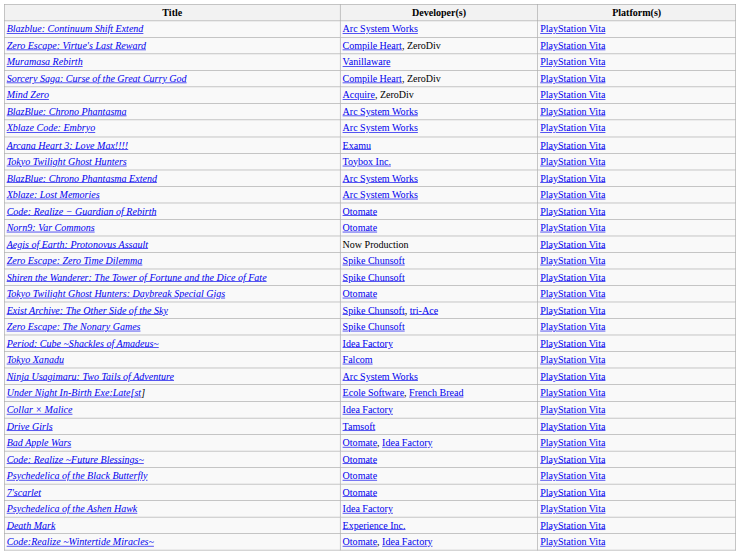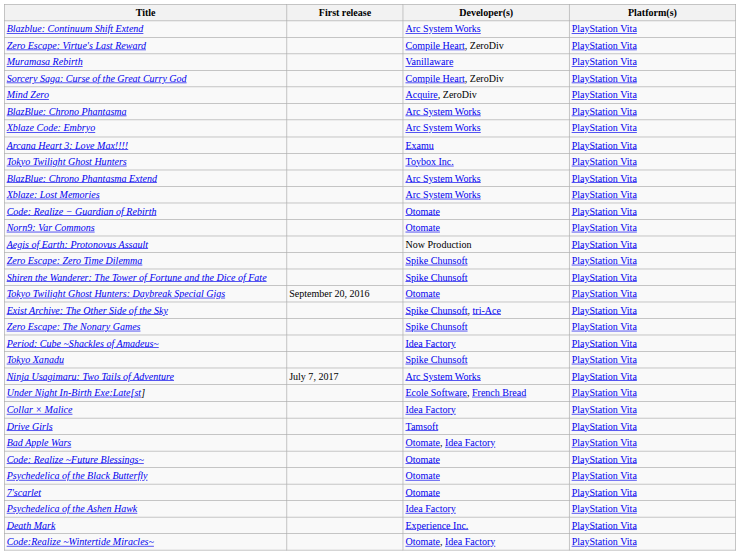+ column: (345, 12)
(358, 360) Falcom -> (437, 360) Spike Chunsoft
